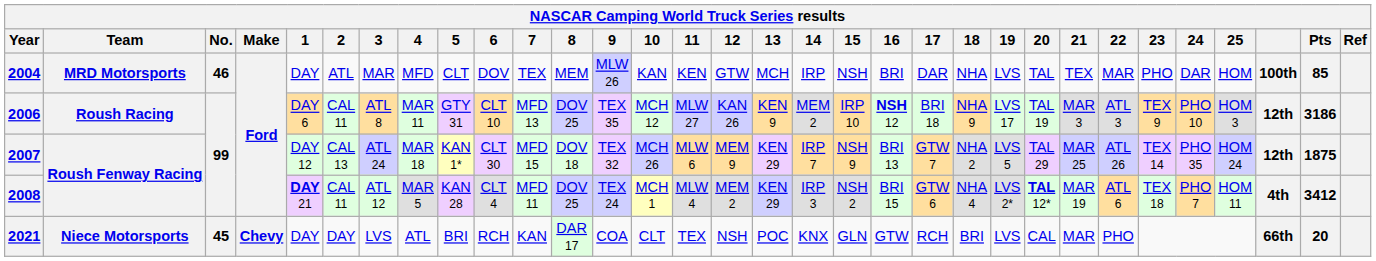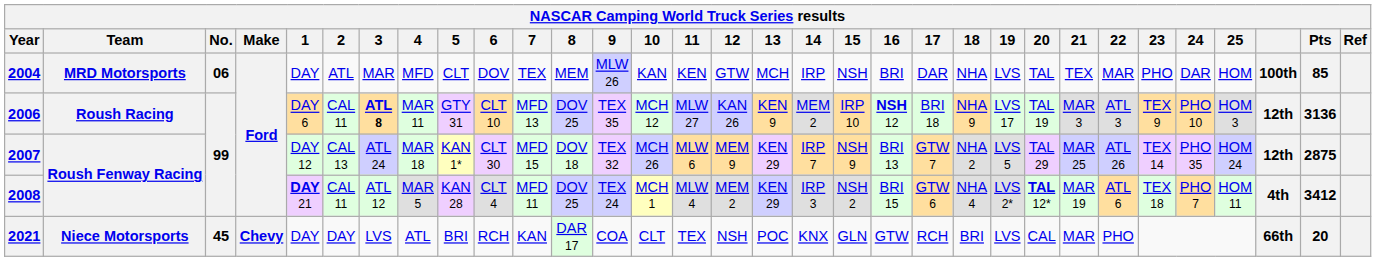(221, 73) 46 -> (221, 73) 06
(379, 113) normal -> (379, 114) bold
(1320, 114) 3186 -> (1320, 114) 3136
(1320, 155) 1875 -> (1320, 155) 2875
